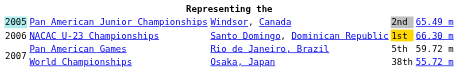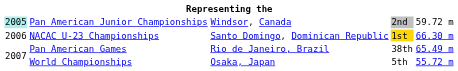(435, 22) 65.49 m -> (435, 22) 59.72 m
(399, 49) 5th -> (402, 49) 38th
(435, 49) 59.72 m -> (435, 49) 65.49 m
(402, 62) 38th -> (399, 62) 5th
